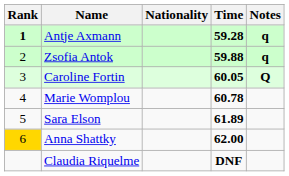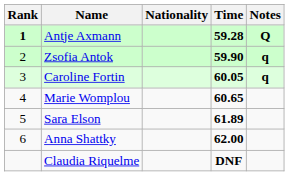(265, 35) q -> (265, 35) Q
(229, 56) 59.88 -> (229, 56) 59.90
(265, 77) Q -> (265, 77) q
(229, 98) 60.78 -> (229, 98) 60.65
(23, 139) gold background -> (23, 139) no background
